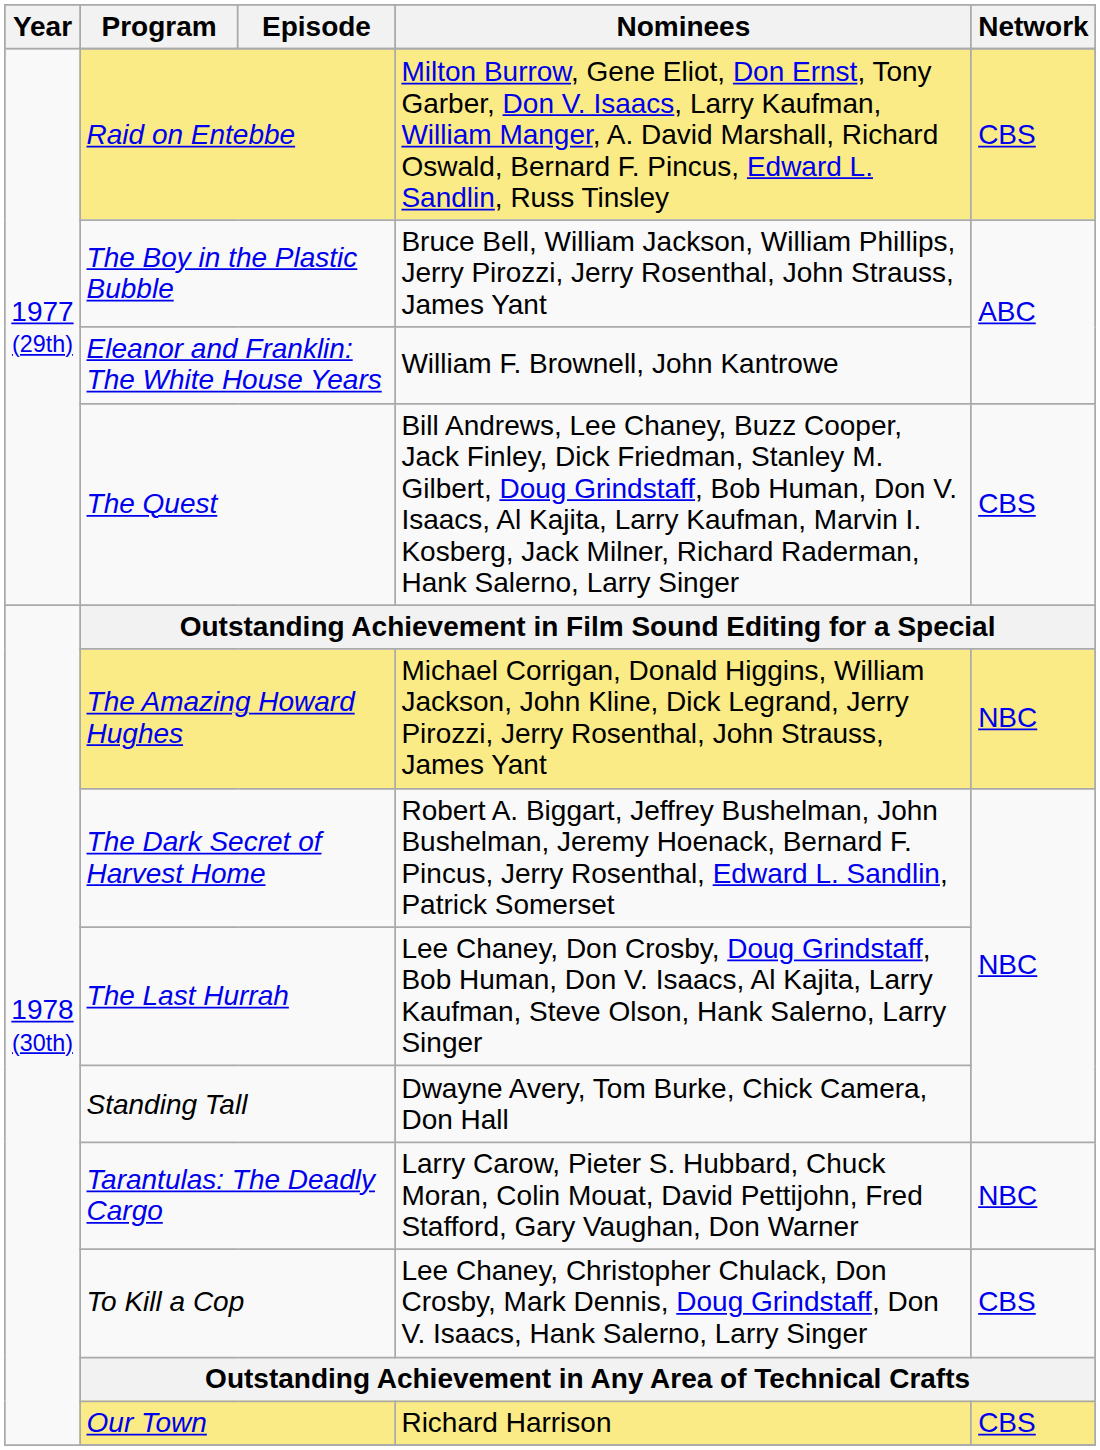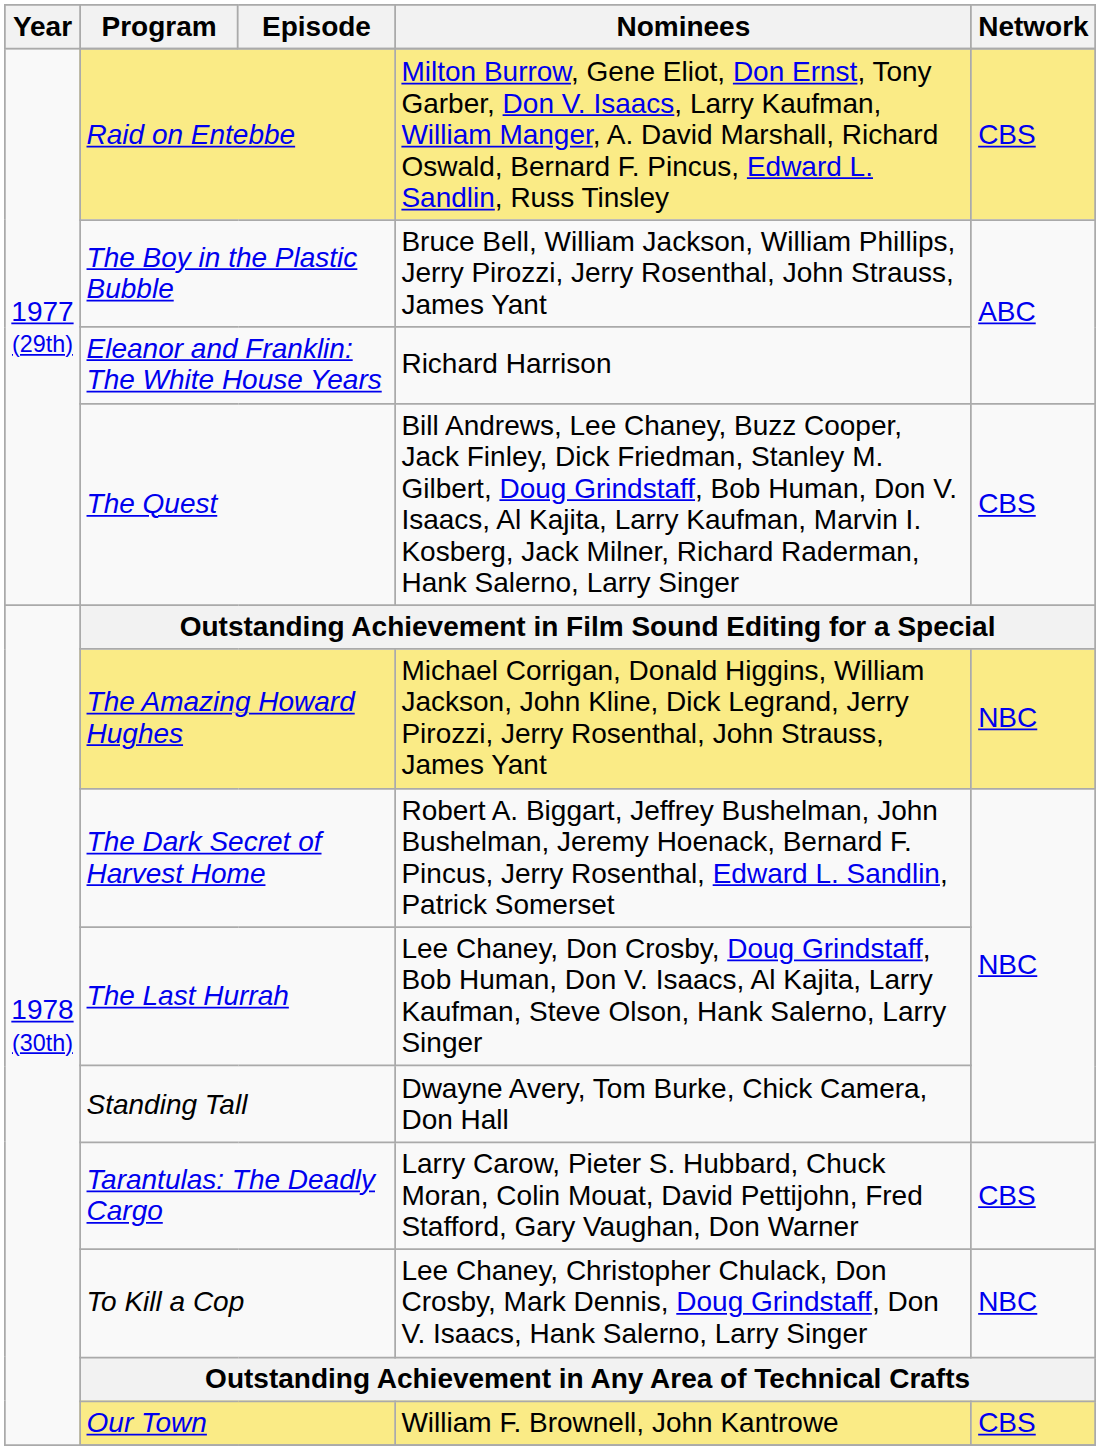(620, 364) William F. Brownell, John Kantrowe -> (506, 364) Richard Harrison
(1008, 1195) NBC -> (1007, 1195) CBS
(1007, 1302) CBS -> (1008, 1302) NBC
(506, 1422) Richard Harrison -> (620, 1422) William F. Brownell, John Kantrowe
